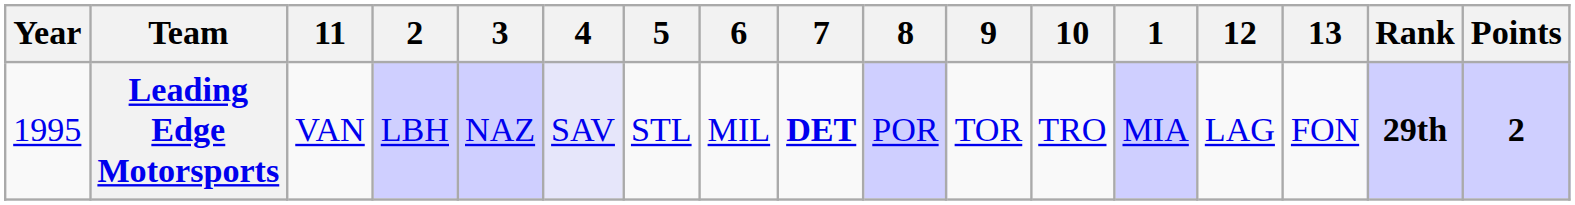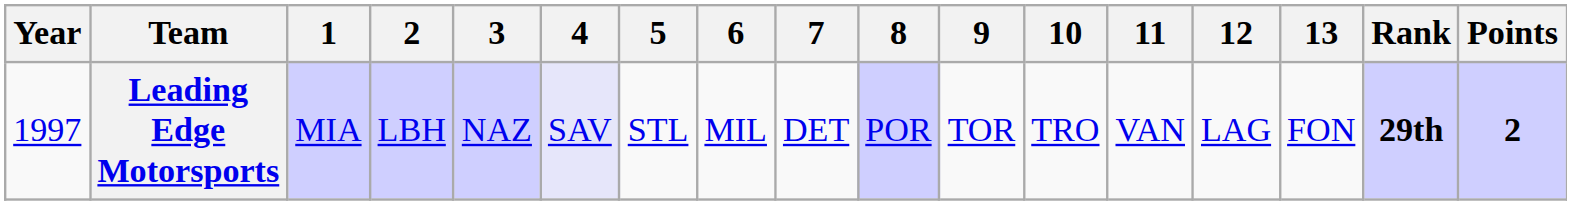columns swapped: (1156, 33) <-> (330, 33)
(47, 129) 1995 -> (47, 129) 1997
(821, 129) bold -> (816, 129) normal
